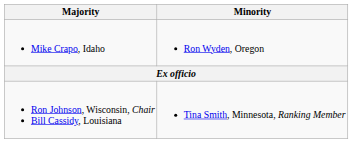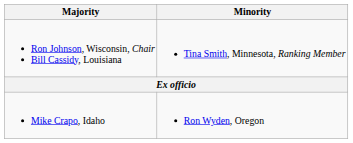rows swapped: (81, 115) <-> (81, 48)
